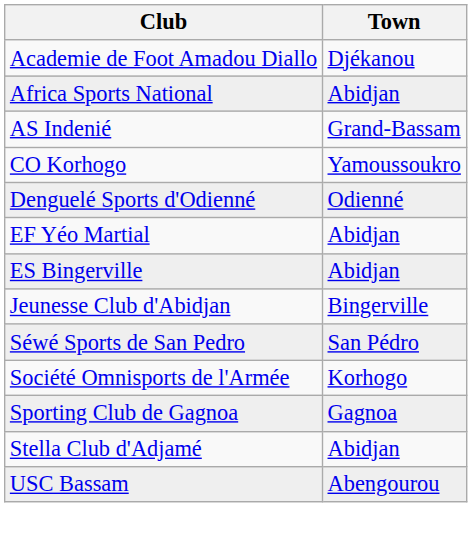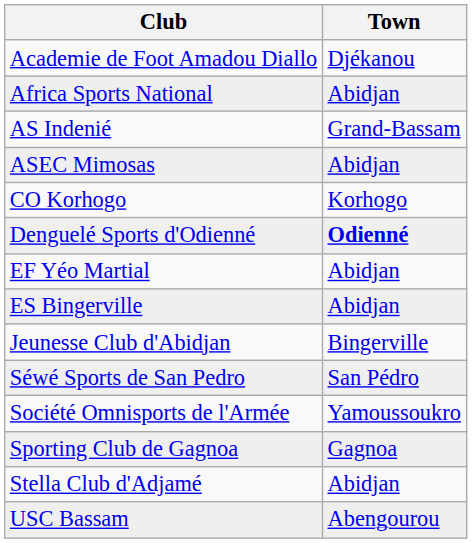+ row: (82, 164)
(394, 164) Yamoussoukro -> (367, 199) Korhogo
(365, 199) normal -> (368, 235) bold
(367, 377) Korhogo -> (394, 413) Yamoussoukro
